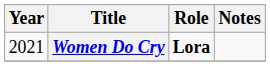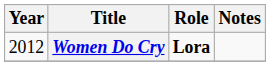(26, 46) 2021 -> (26, 46) 2012
